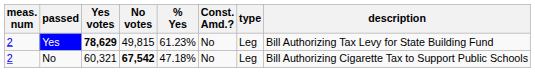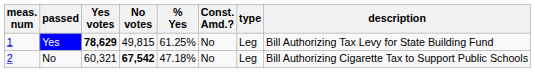(10, 42) 2 -> (10, 42) 1
(178, 42) 61.23% -> (178, 42) 61.25%
